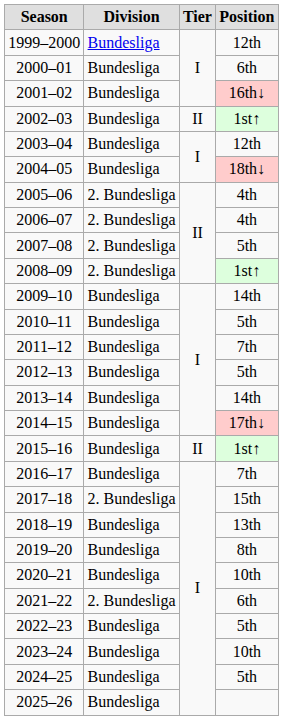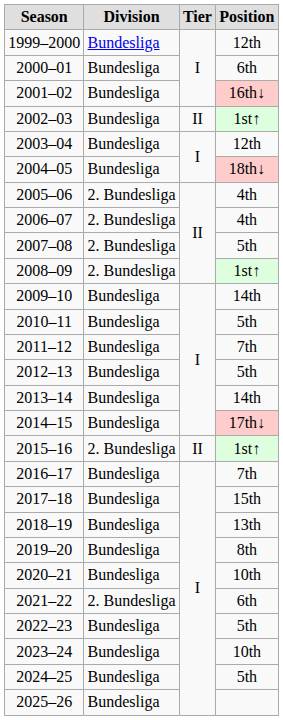(124, 448) Bundesliga -> (132, 448) 2. Bundesliga
(132, 499) 2. Bundesliga -> (124, 499) Bundesliga
